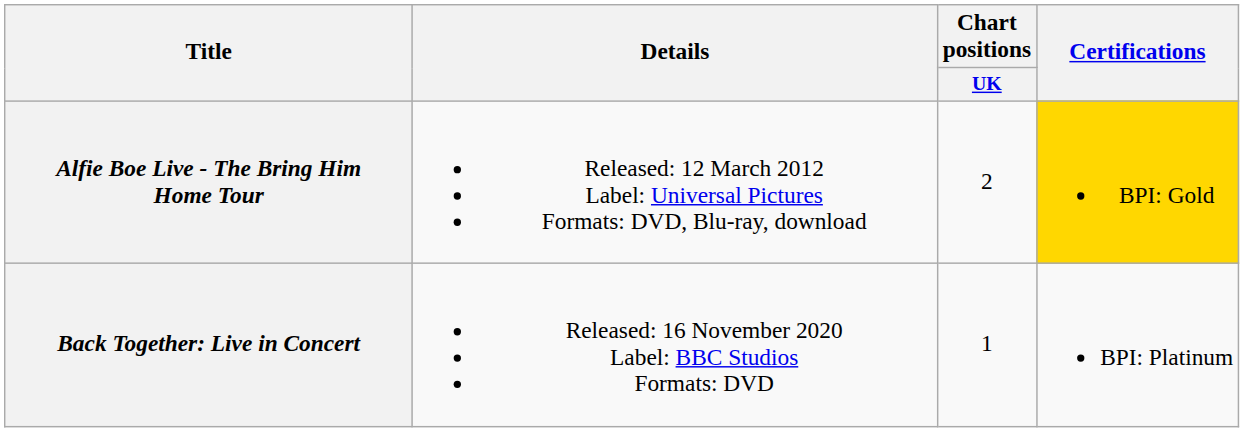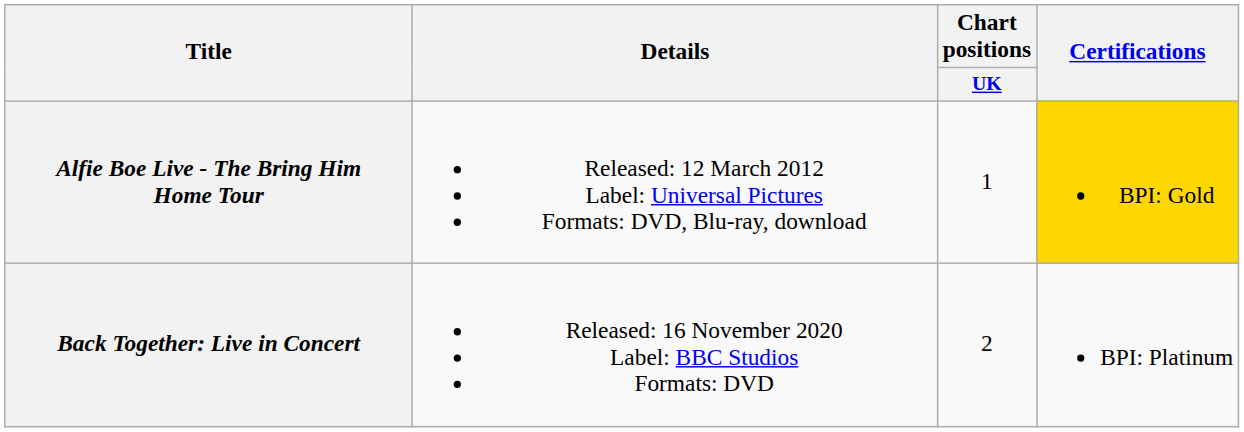(987, 181) 2 -> (987, 181) 1
(987, 344) 1 -> (987, 344) 2
